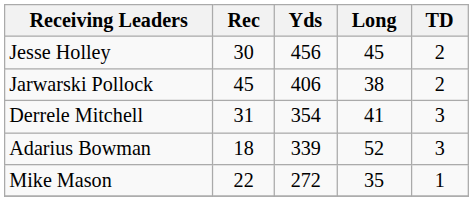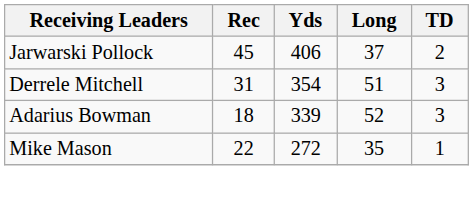- row: (60, 52)
(374, 84) 38 -> (374, 52) 37
(374, 116) 41 -> (374, 84) 51
